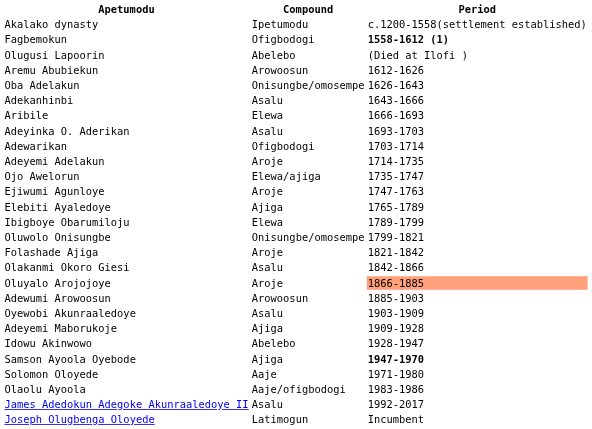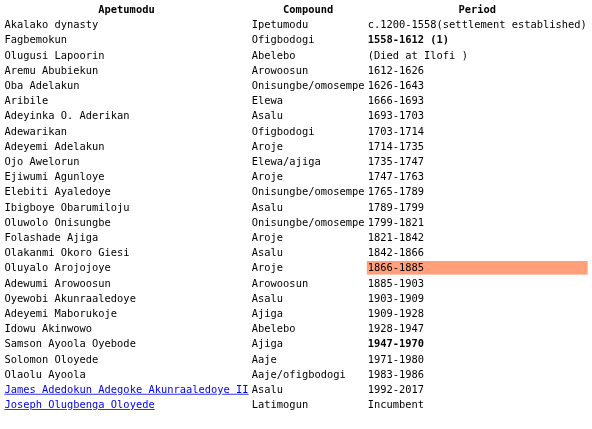- row: (39, 101)
(267, 207) Ajiga -> (308, 192) Onisungbe/omosempe
(267, 222) Elewa -> (267, 207) Asalu
